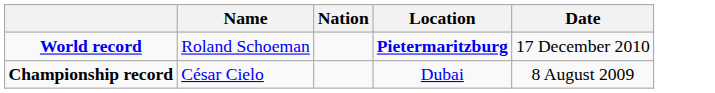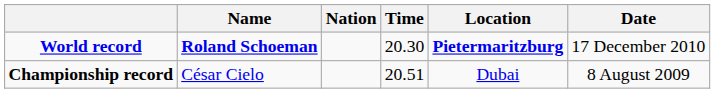+ column: (404, 18)
(245, 46) normal -> (249, 46) bold
